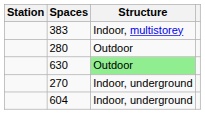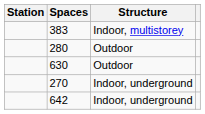(113, 65) lightgreen background -> (113, 65) no background
- row: (59, 100)
+ row: (59, 100)
